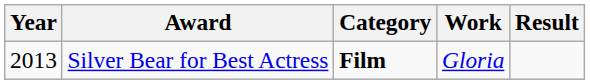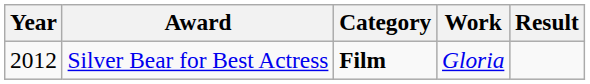(33, 60) 2013 -> (33, 60) 2012
